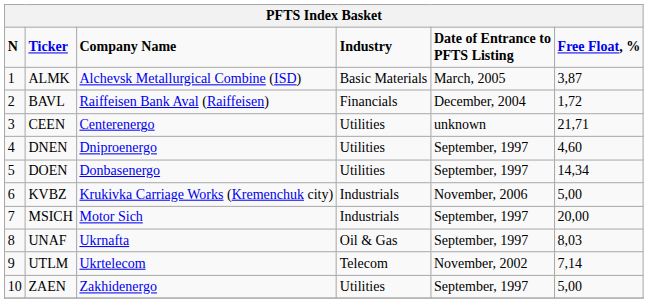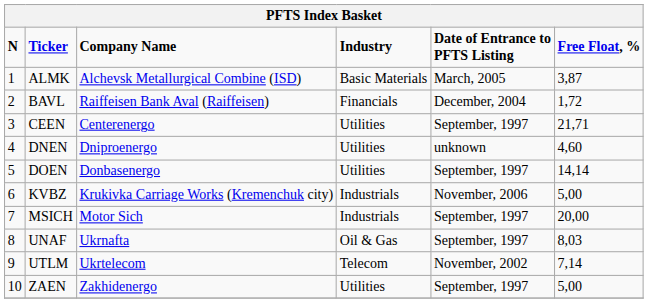(460, 124) unknown -> (481, 124) September, 1997
(481, 147) September, 1997 -> (460, 147) unknown
(573, 170) 14,34 -> (573, 170) 14,14
